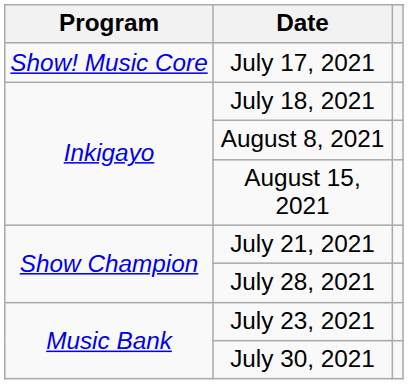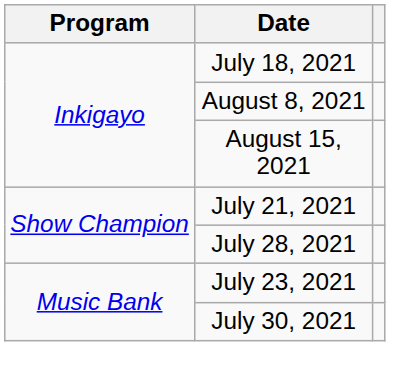- row: (303, 62)
